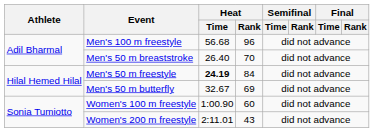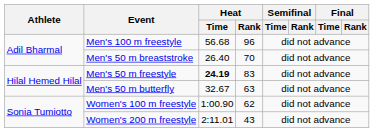(249, 73) 84 -> (249, 73) 83
(249, 89) 69 -> (249, 89) 63
(249, 104) 60 -> (249, 104) 62
